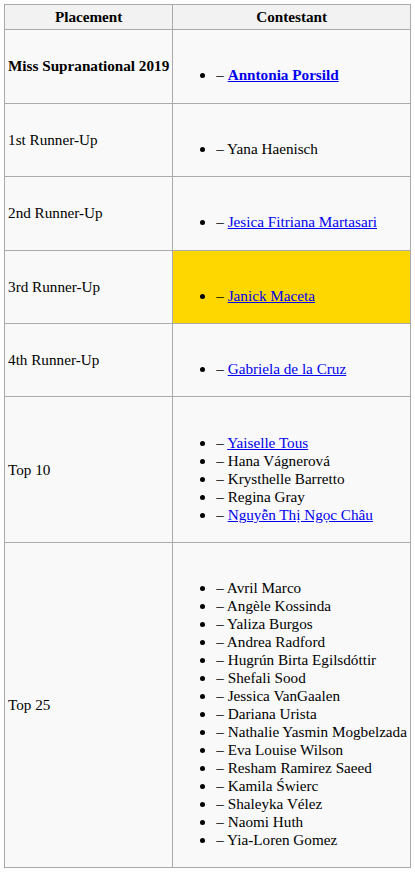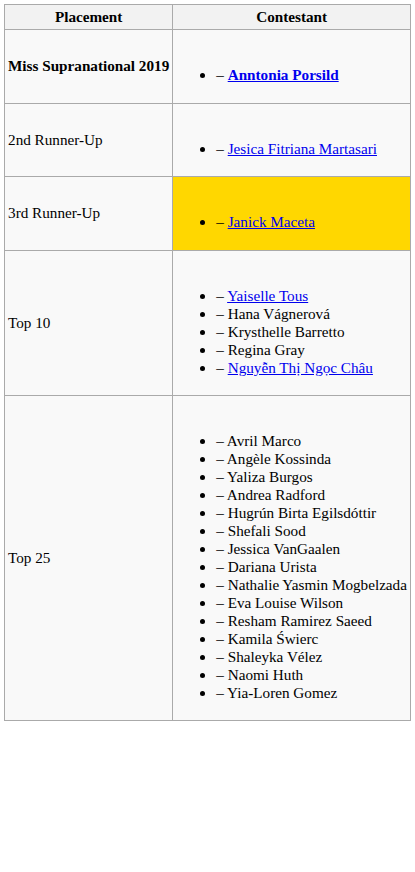- row: (53, 139)
- row: (54, 360)
